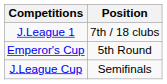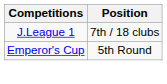- row: (46, 69)
